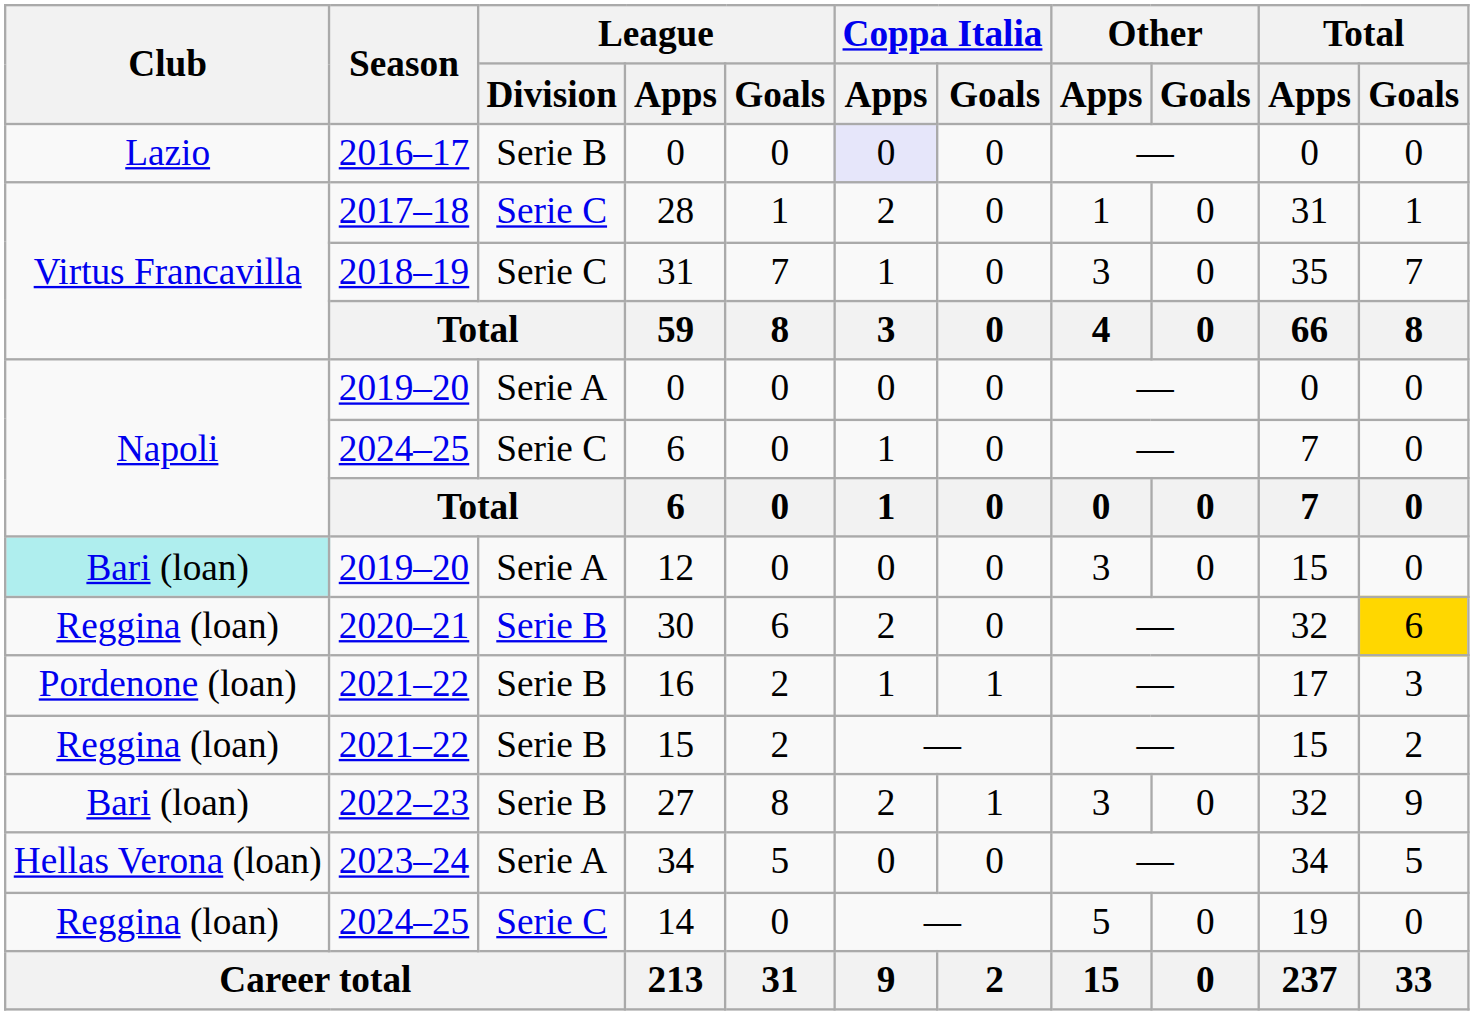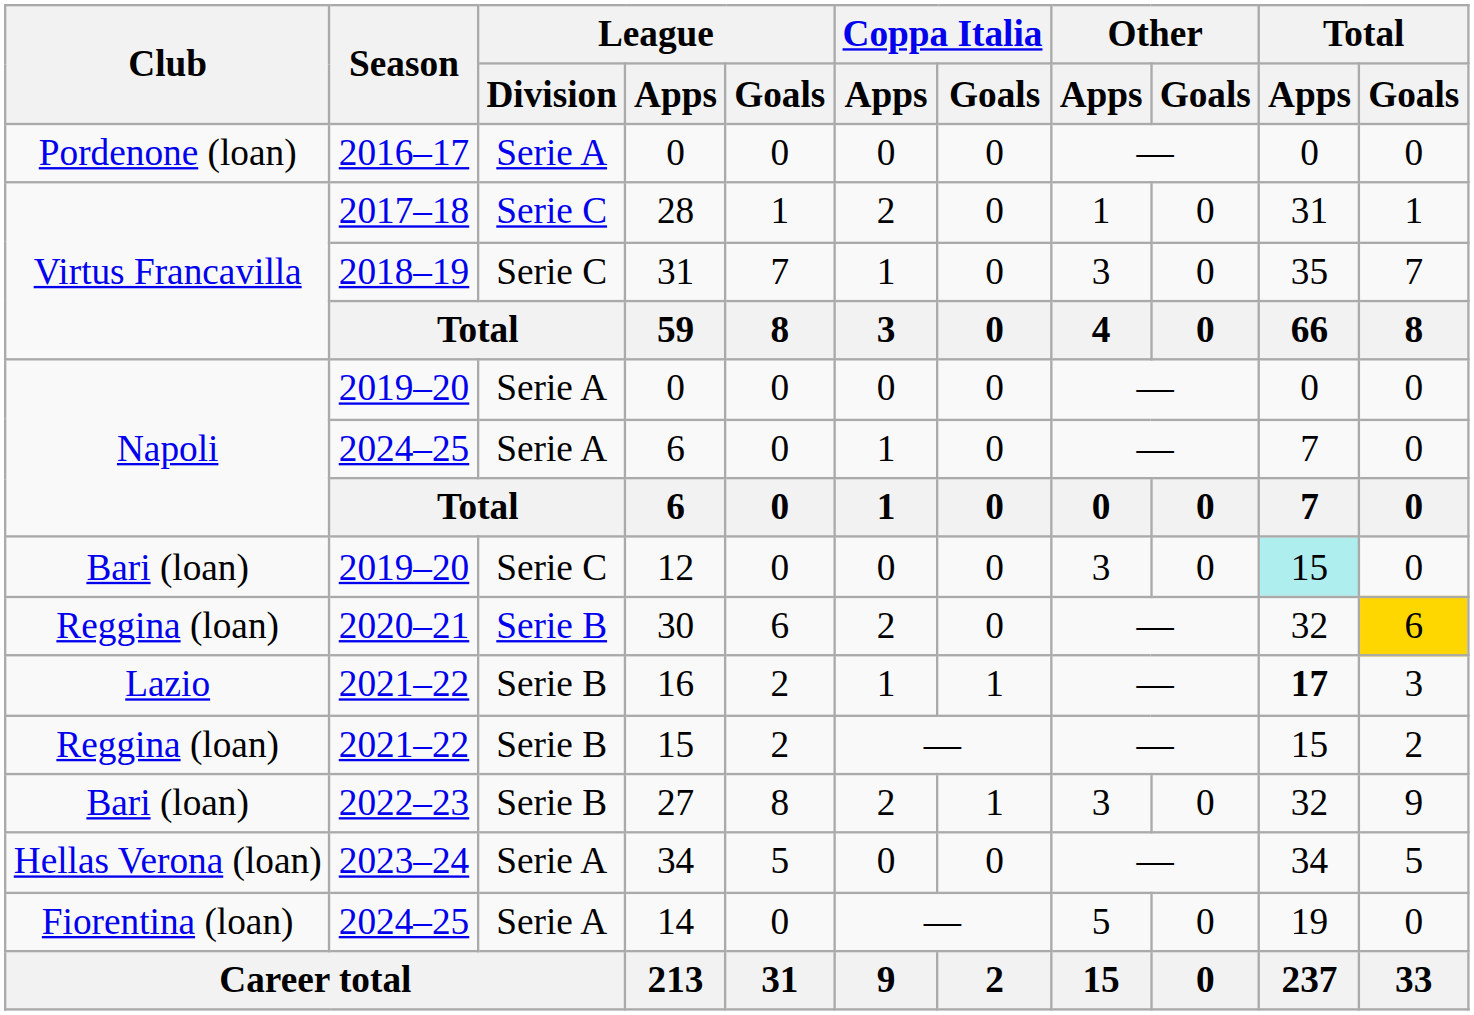(168, 152) Lazio -> (168, 152) Pordenone (loan)
(552, 152) Serie B -> (552, 152) Serie A
(886, 152) lavender background -> (886, 152) no background
(552, 447) Serie C -> (552, 447) Serie A
(168, 566) paleturquoise background -> (168, 566) no background
(552, 566) Serie A -> (552, 566) Serie C
(1309, 566) no background -> (1309, 566) paleturquoise background
(168, 684) Pordenone (loan) -> (168, 684) Lazio
(1309, 684) normal -> (1309, 684) bold
(168, 920) Reggina (loan) -> (168, 920) Fiorentina (loan)
(552, 920) Serie C -> (552, 920) Serie A
